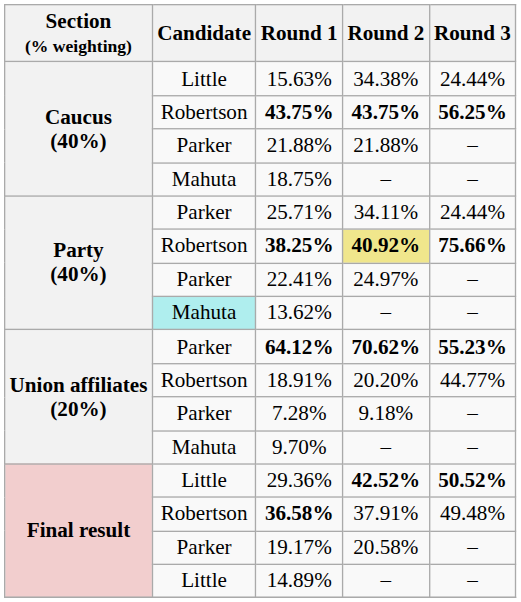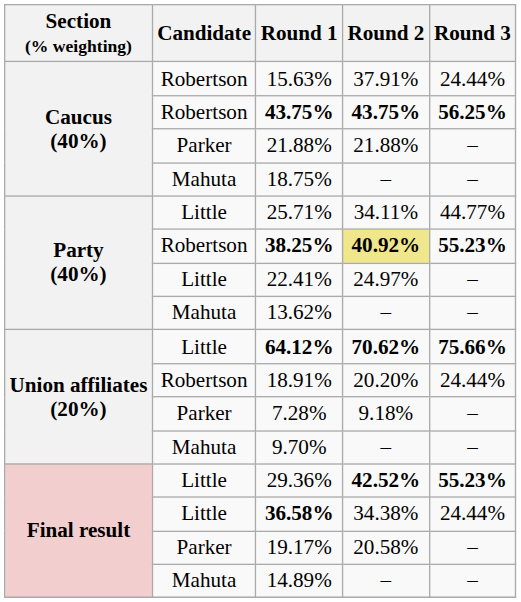(204, 78) Little -> (204, 78) Robertson
(386, 78) 34.38% -> (386, 78) 37.91%
(204, 212) Parker -> (204, 212) Little
(472, 212) 24.44% -> (472, 212) 44.77%
(472, 245) 75.66% -> (472, 245) 55.23%
(204, 279) Parker -> (204, 279) Little
(204, 312) paleturquoise background -> (204, 312) no background
(204, 346) Parker -> (204, 346) Little
(472, 346) 55.23% -> (472, 346) 75.66%
(472, 379) 44.77% -> (472, 379) 24.44%
(472, 480) 50.52% -> (472, 480) 55.23%
(204, 513) Robertson -> (204, 513) Little
(386, 513) 37.91% -> (386, 513) 34.38%
(472, 513) 49.48% -> (472, 513) 24.44%
(204, 580) Little -> (204, 580) Mahuta
